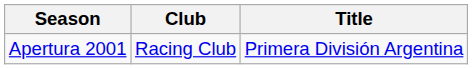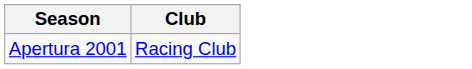- column: (354, 19)
